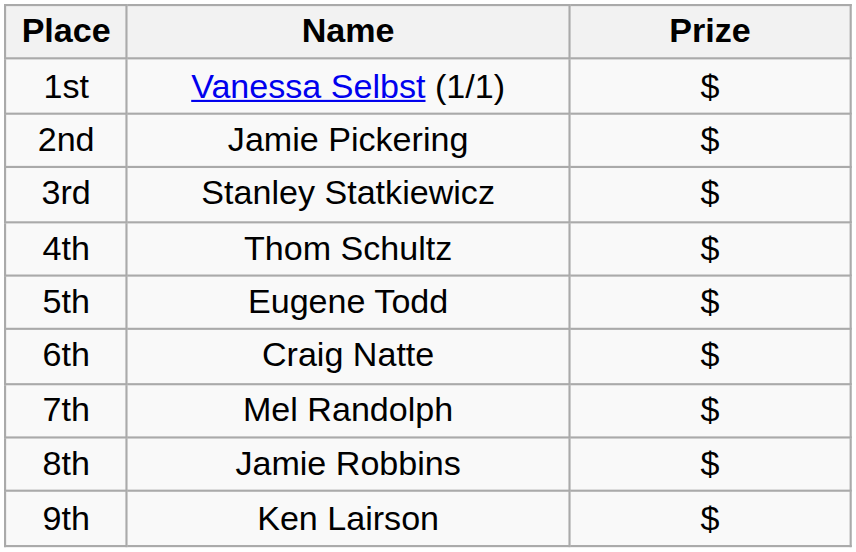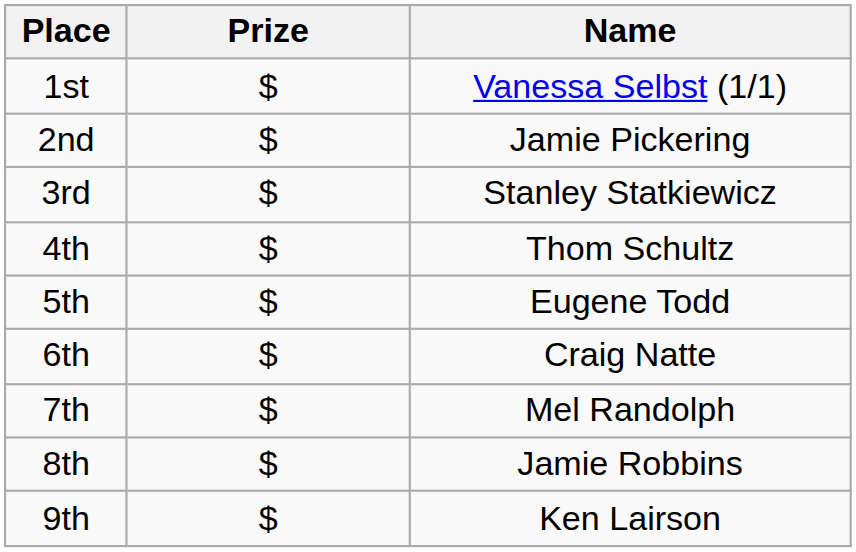columns swapped: (348, 31) <-> (710, 31)
